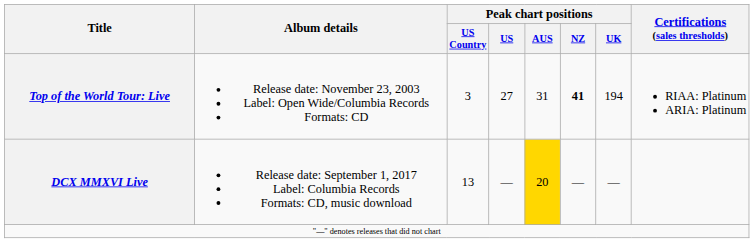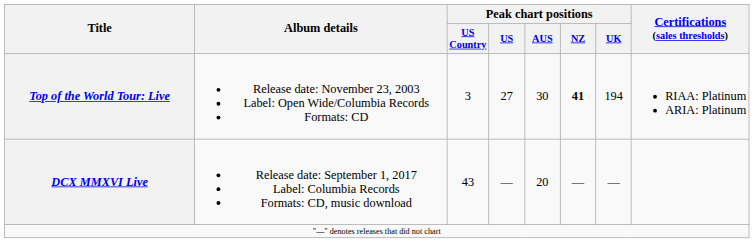(542, 96) 31 -> (542, 96) 30
(468, 182) 13 -> (468, 182) 43
(542, 182) gold background -> (542, 182) no background
